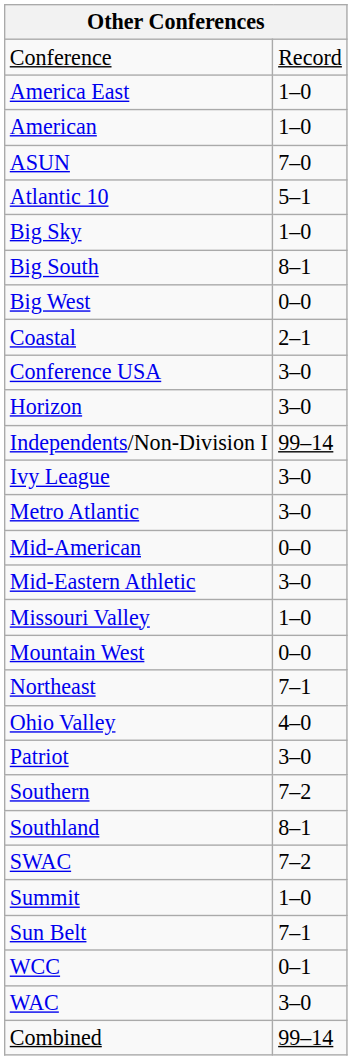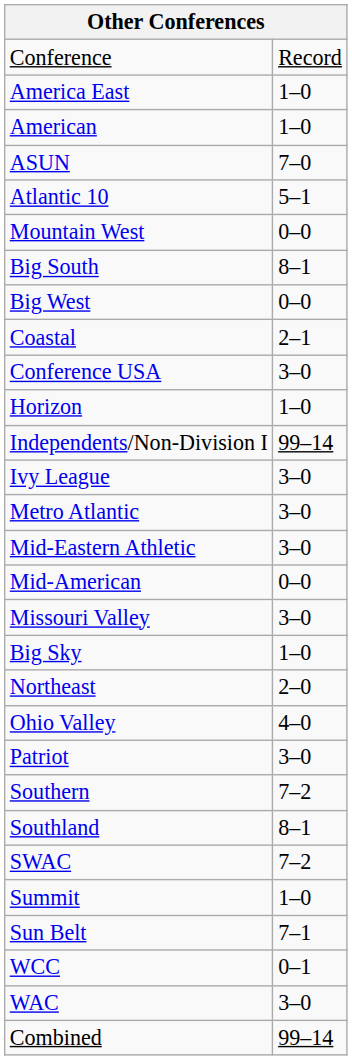rows swapped: (46, 232) <-> (77, 652)
(295, 407) 3–0 -> (295, 407) 1–0
rows swapped: (75, 547) <-> (103, 582)
(295, 617) 1–0 -> (295, 617) 3–0
(295, 687) 7–1 -> (295, 687) 2–0
